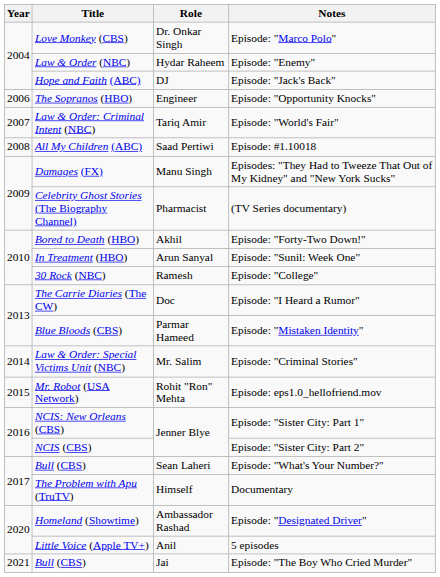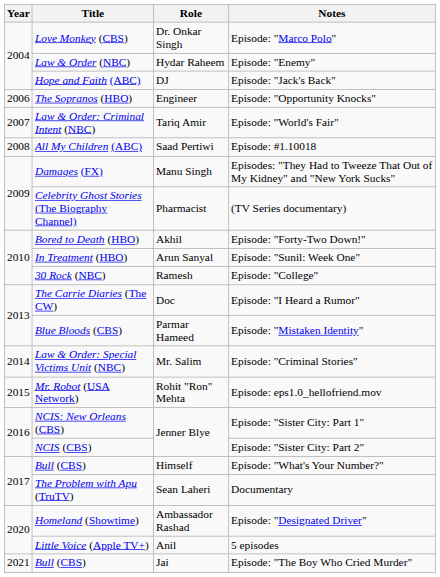(183, 465) Sean Laheri -> (174, 465) Himself
(174, 490) Himself -> (183, 490) Sean Laheri
